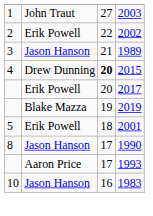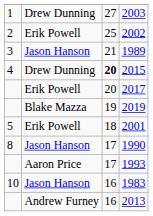(50, 13) John Traut -> (60, 13) Drew Dunning
(106, 32) 22 -> (110, 32) 25
+ row: (134, 201)
